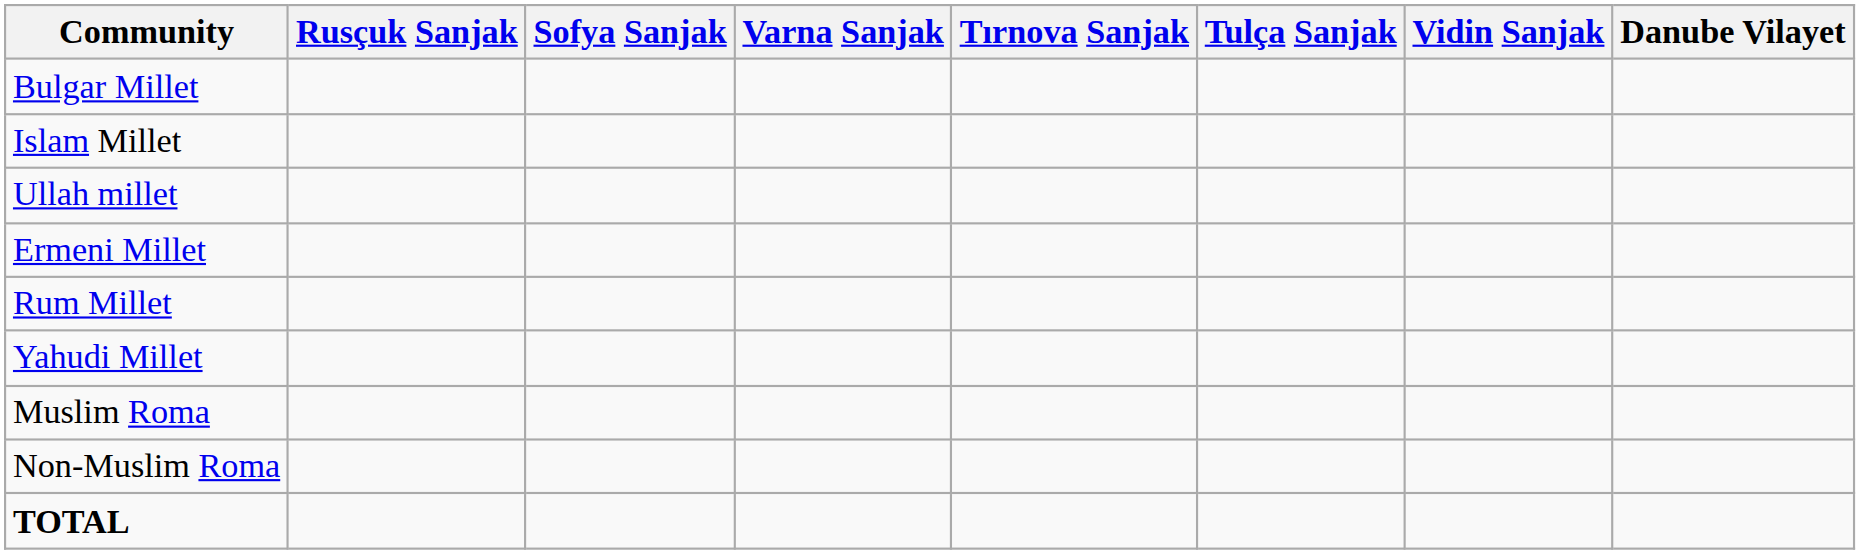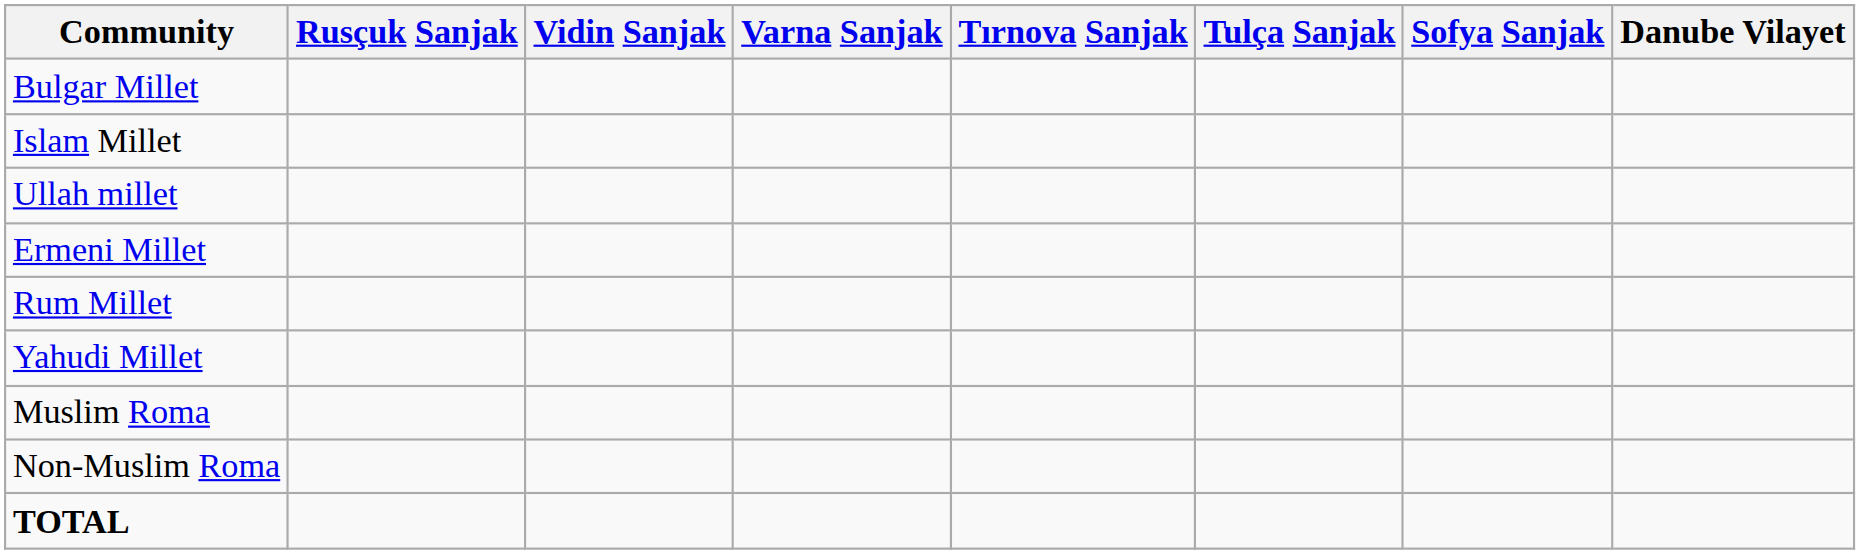columns swapped: (1508, 31) <-> (630, 31)
